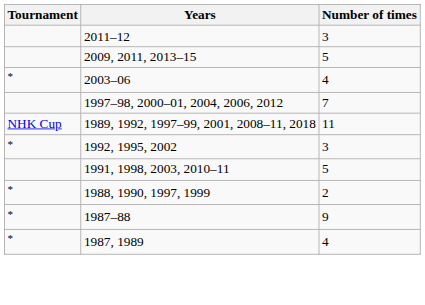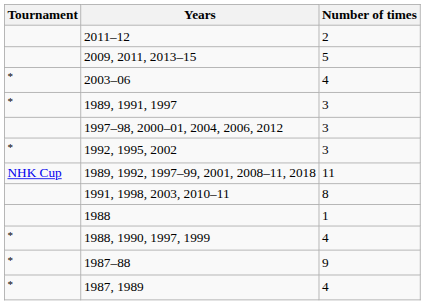(325, 36) 3 -> (325, 36) 2
+ row: (130, 104)
(325, 102) 7 -> (325, 127) 3
rows swapped: (200, 123) <-> (130, 146)
(325, 169) 5 -> (325, 194) 8
+ row: (97, 215)
(325, 192) 2 -> (325, 238) 4
